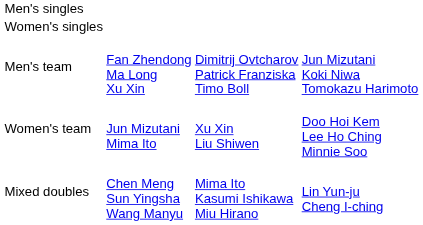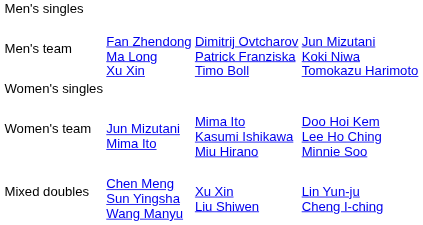rows swapped: (38, 67) <-> (54, 26)
(227, 136) Xu Xin Liu Shiwen -> (244, 136) Mima Ito Kasumi Ishikawa Miu Hirano
(244, 199) Mima Ito Kasumi Ishikawa Miu Hirano -> (227, 199) Xu Xin Liu Shiwen
